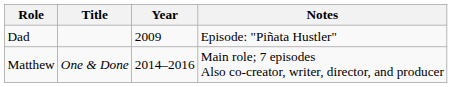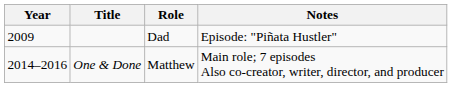columns swapped: (165, 15) <-> (31, 15)
